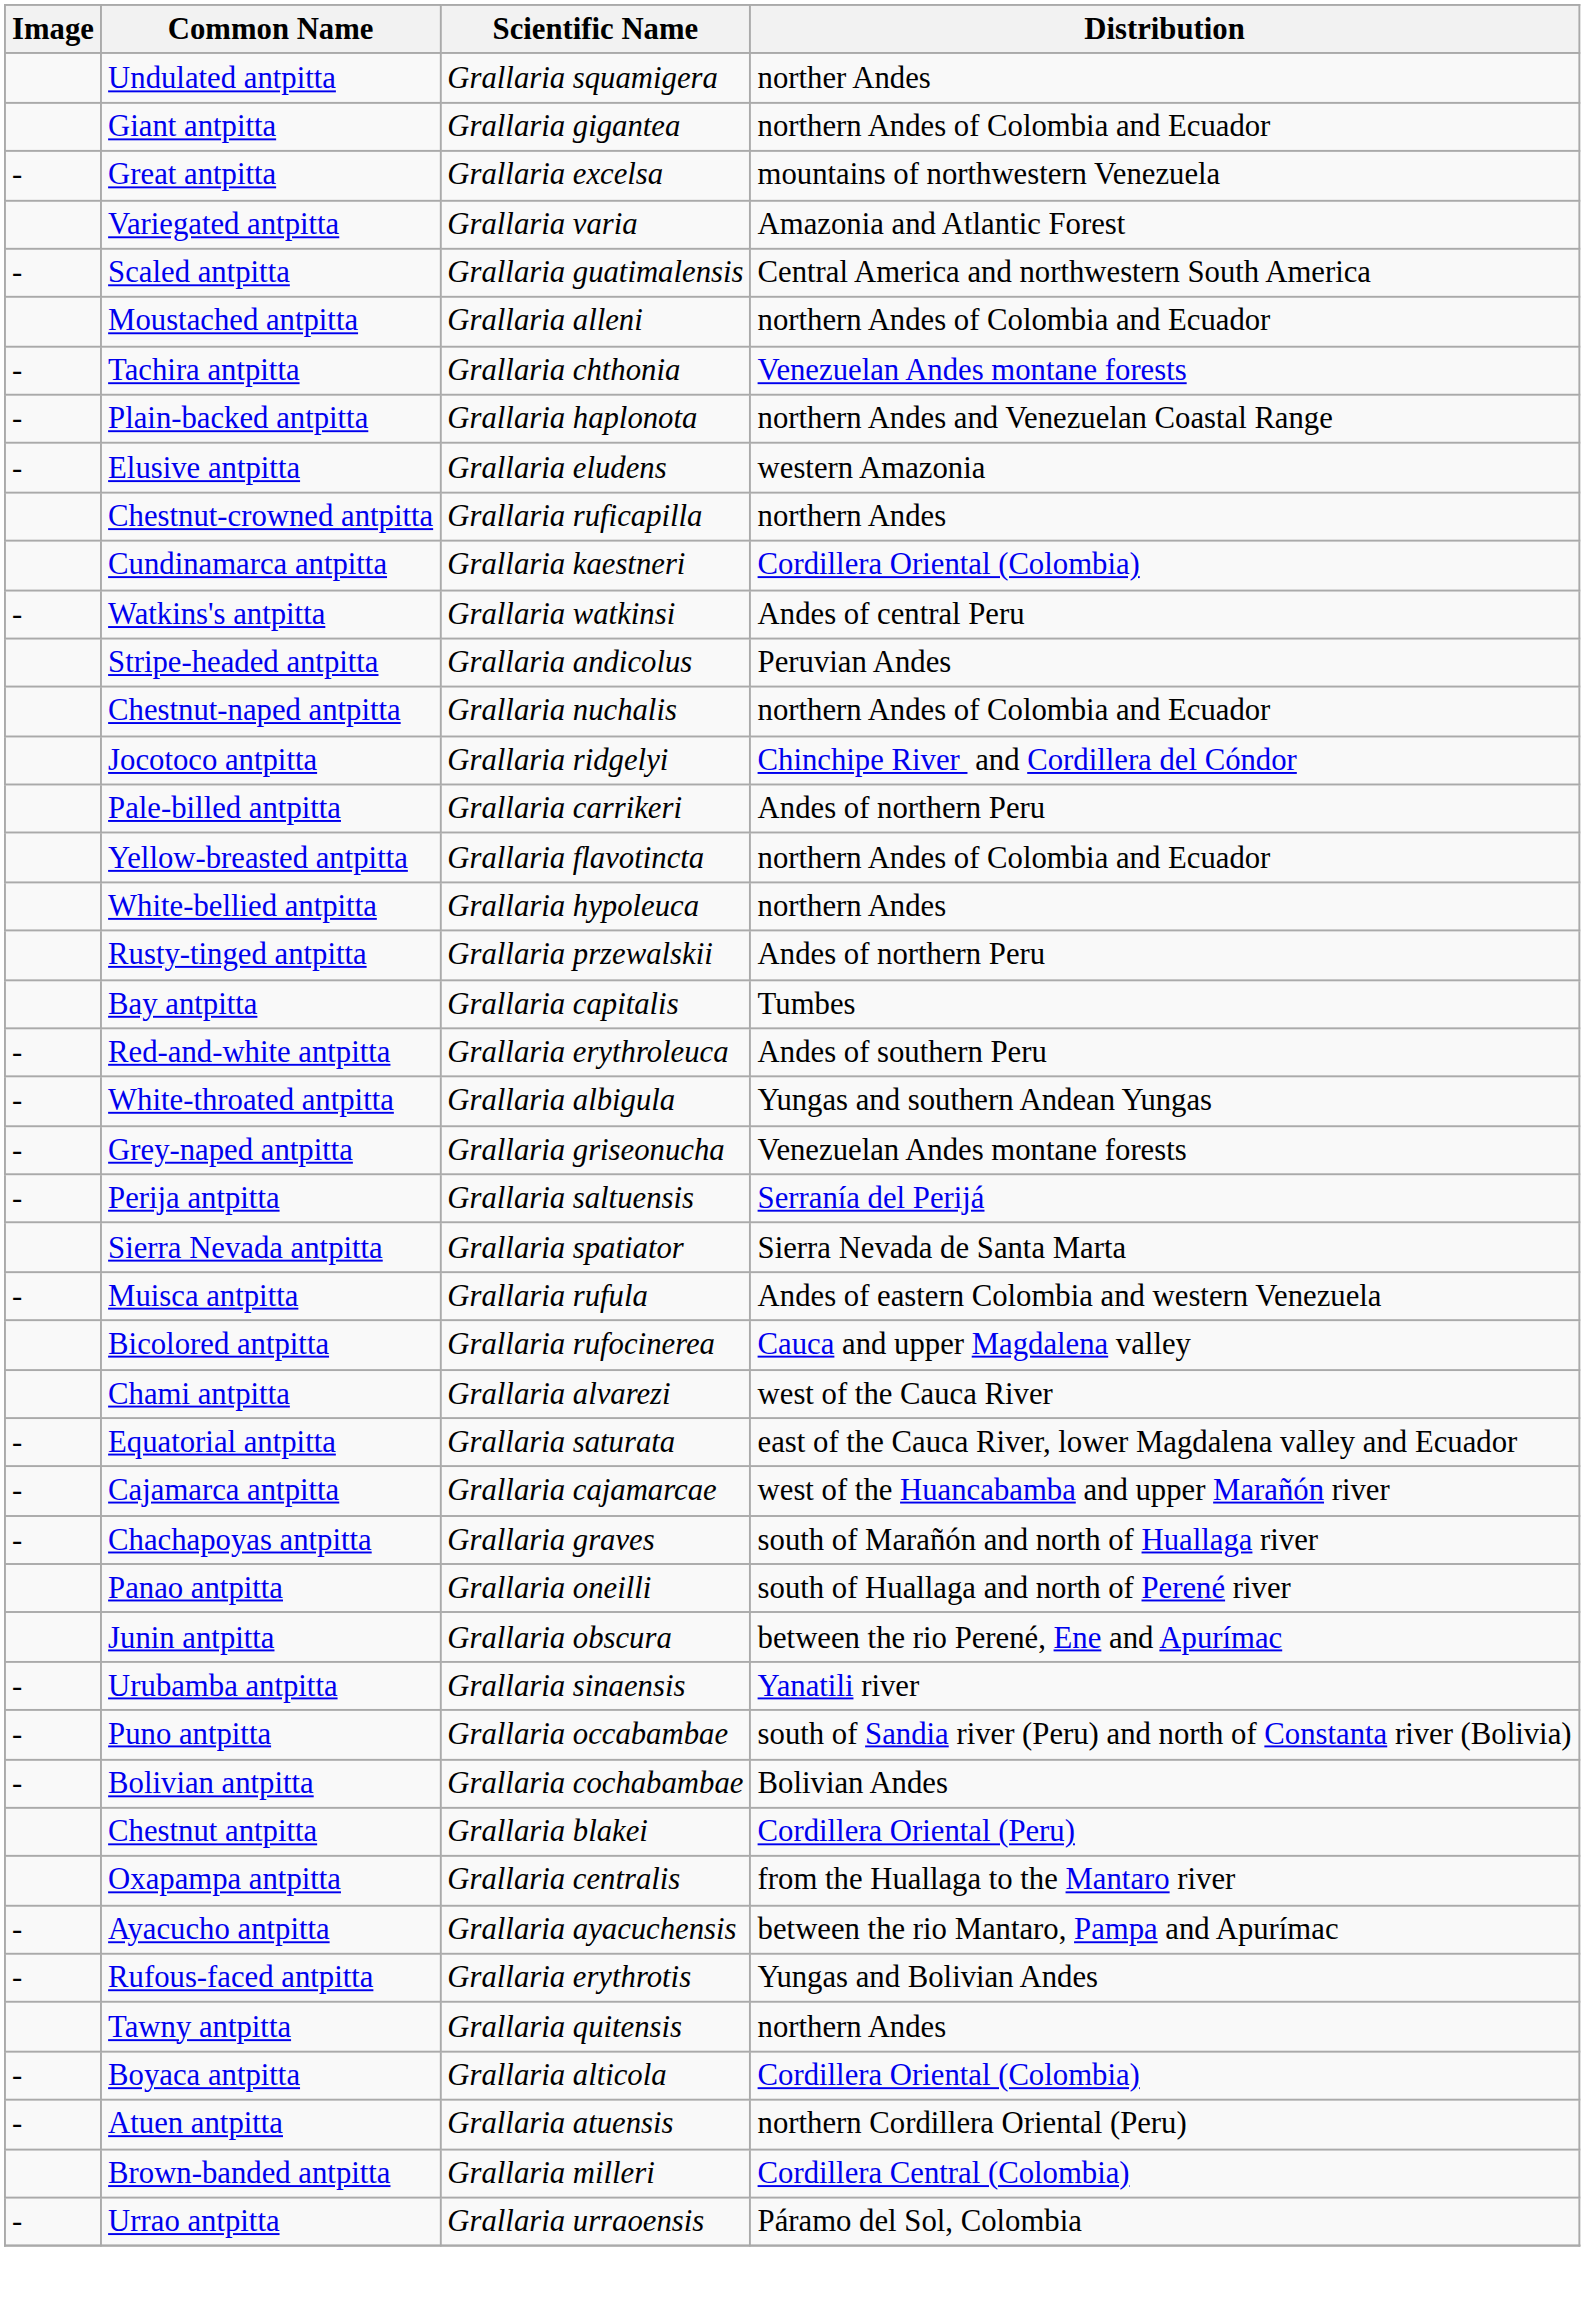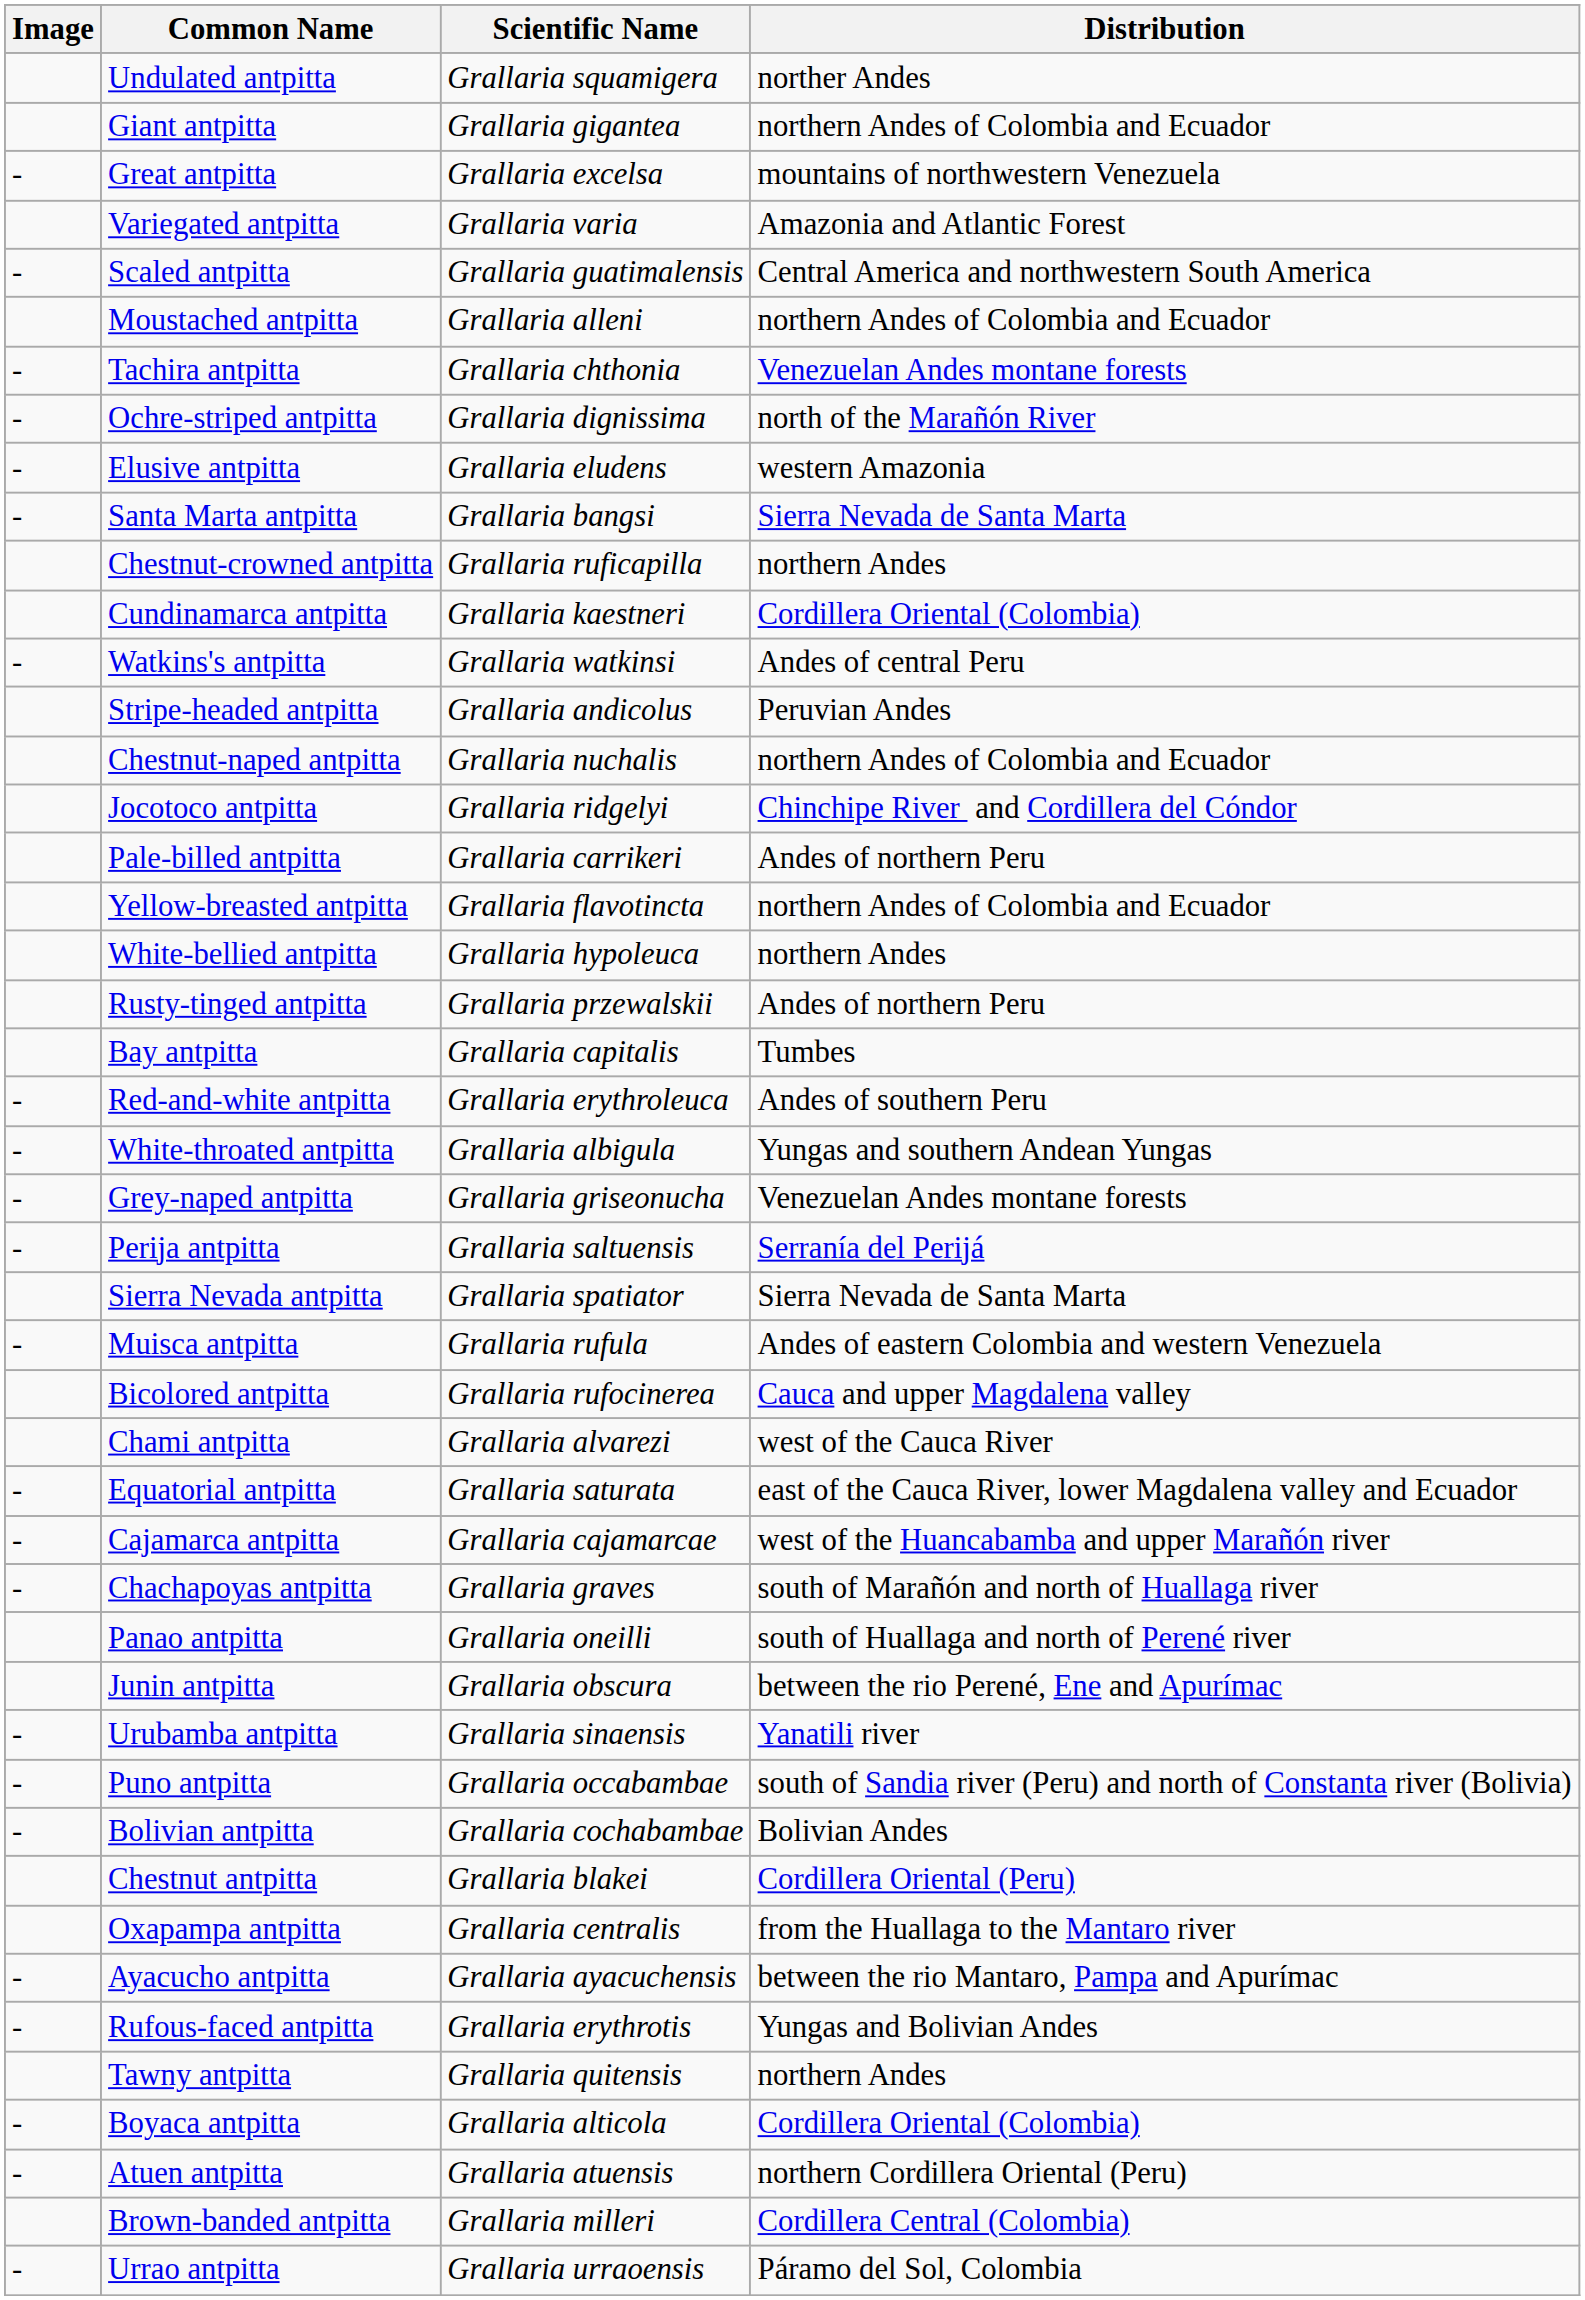- row: (238, 418)
+ row: (242, 418)
+ row: (233, 516)
